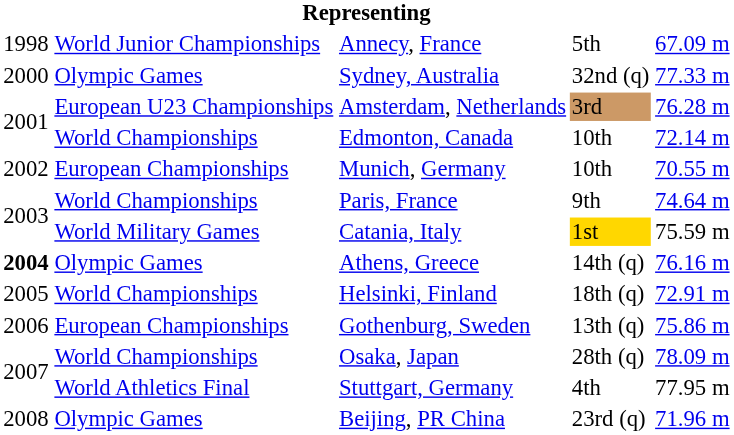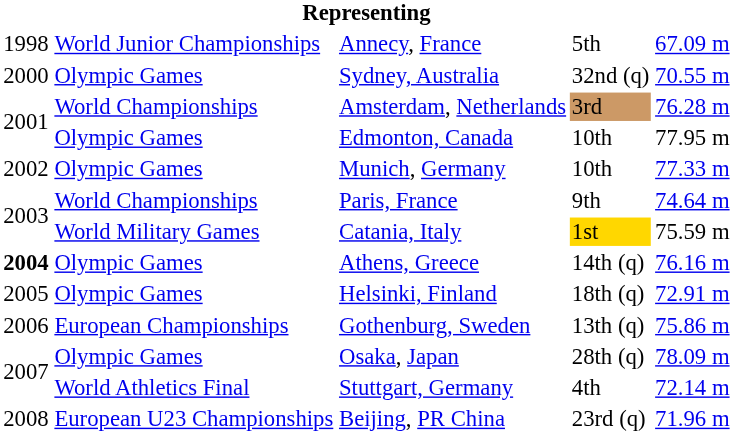(692, 75) 77.33 m -> (692, 75) 70.55 m
(194, 106) European U23 Championships -> (156, 106) World Championships
(156, 137) World Championships -> (129, 137) Olympic Games
(692, 137) 72.14 m -> (692, 137) 77.95 m
(171, 169) European Championships -> (129, 169) Olympic Games
(692, 169) 70.55 m -> (692, 169) 77.33 m
(156, 293) World Championships -> (129, 293) Olympic Games
(156, 356) World Championships -> (129, 356) Olympic Games
(692, 387) 77.95 m -> (692, 387) 72.14 m
(129, 418) Olympic Games -> (194, 418) European U23 Championships
